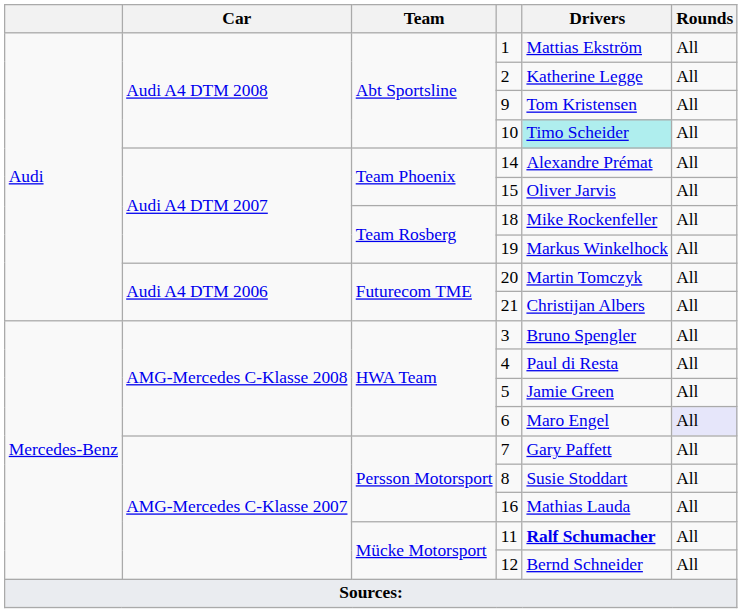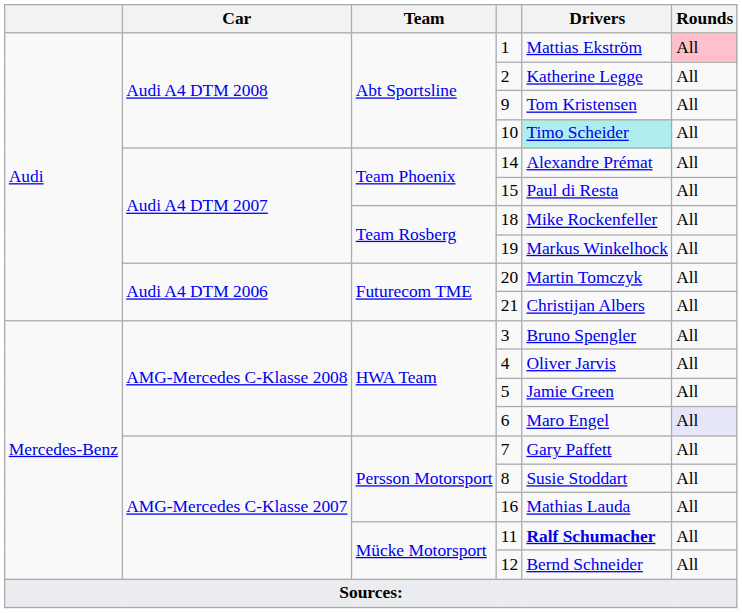(687, 47) no background -> (687, 47) pink background
(571, 190) Oliver Jarvis -> (572, 190) Paul di Resta
(572, 363) Paul di Resta -> (571, 363) Oliver Jarvis
